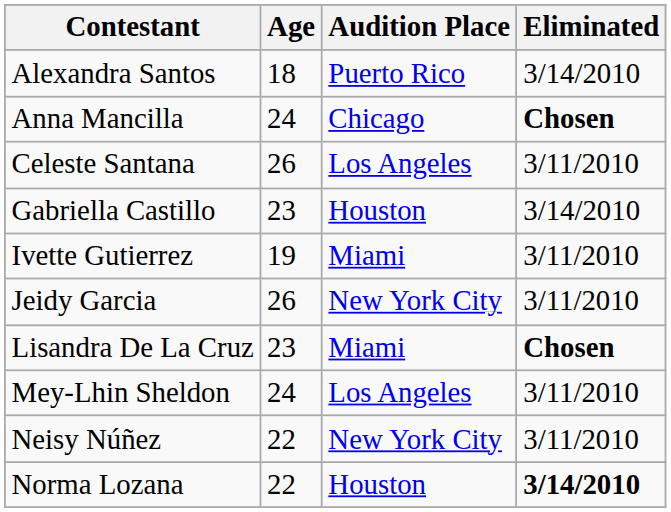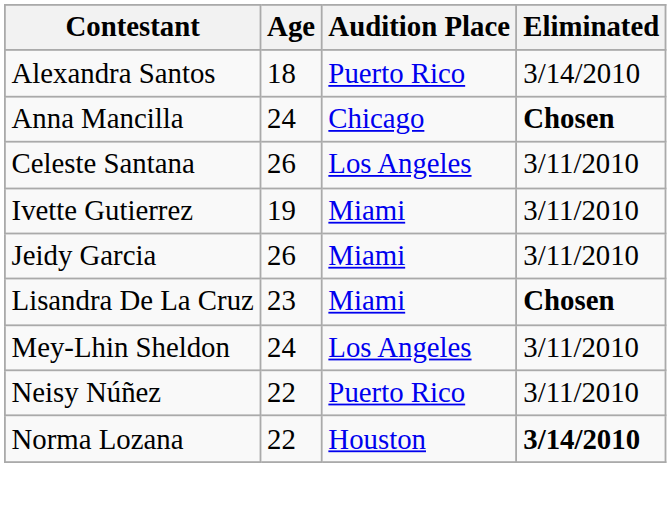- row: (114, 210)
(415, 301) New York City -> (367, 255) Miami
(415, 438) New York City -> (397, 392) Puerto Rico
